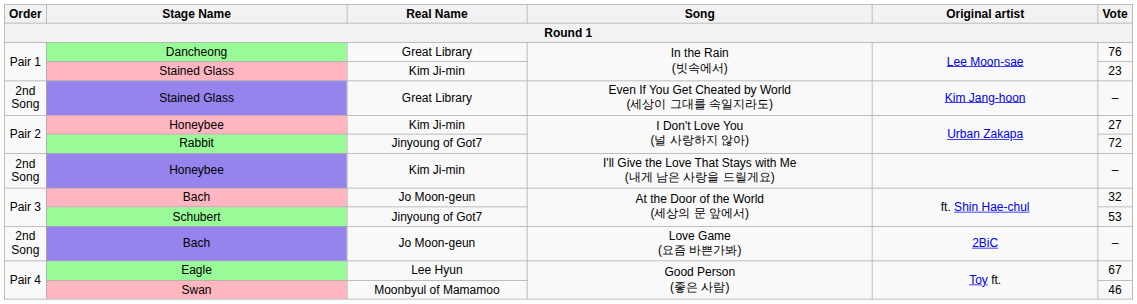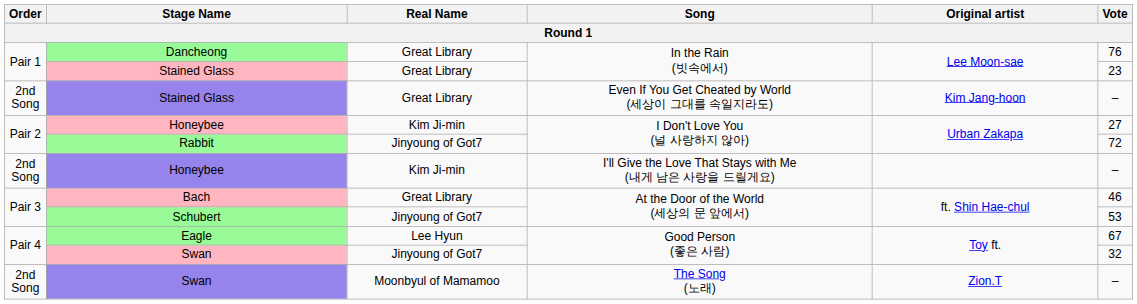(437, 71) Kim Ji-min -> (437, 71) Great Library
(437, 197) Jo Moon-geun -> (437, 197) Great Library
(1115, 197) 32 -> (1115, 197) 46
- row: (197, 243)
(437, 289) Moonbyul of Mamamoo -> (437, 254) Jinyoung of Got7
(1115, 289) 46 -> (1115, 254) 32
+ row: (197, 281)
